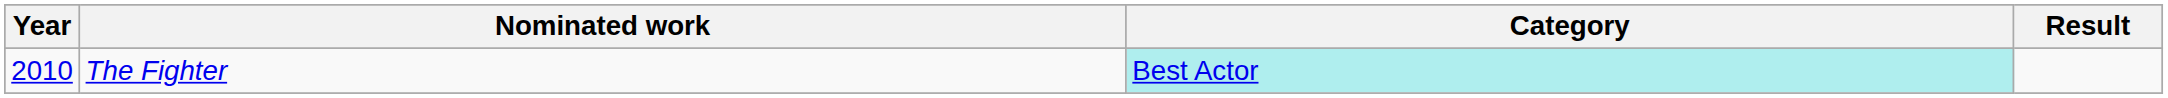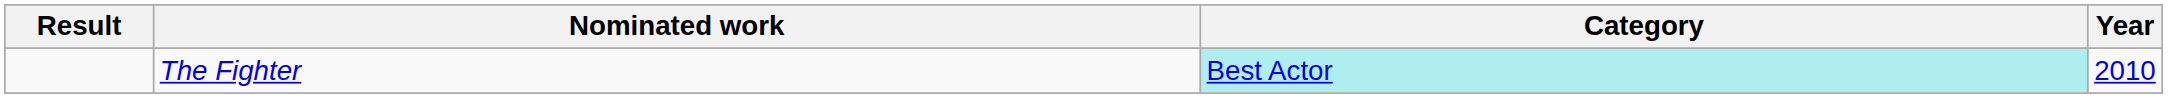columns swapped: (42, 26) <-> (2088, 26)
